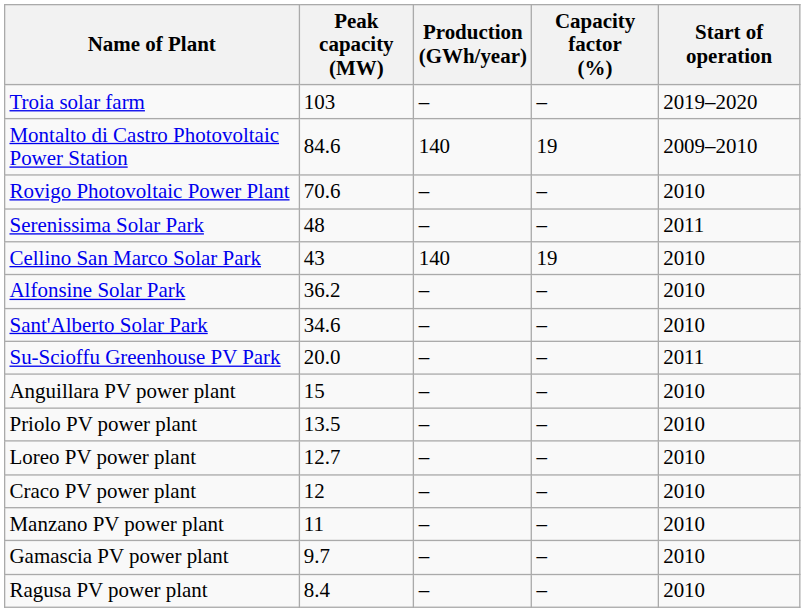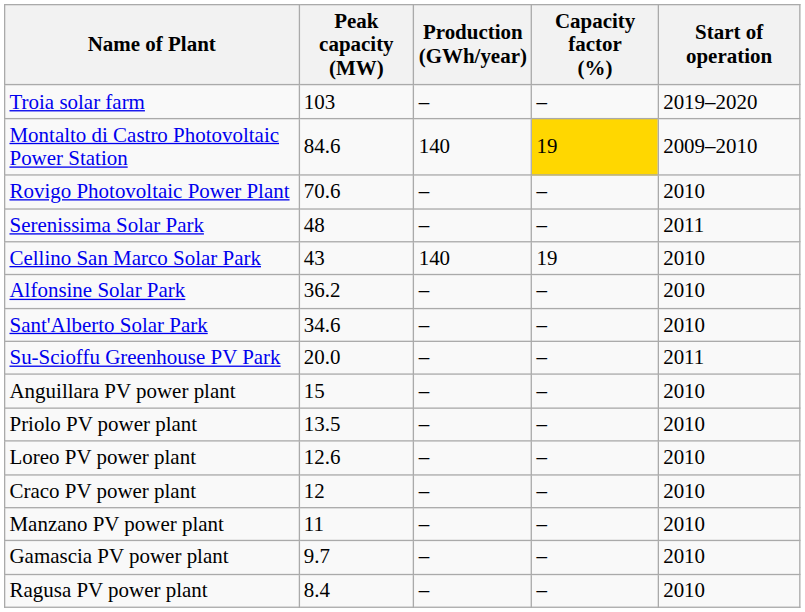(547, 146) no background -> (547, 146) gold background
(322, 457) 12.7 -> (322, 457) 12.6
